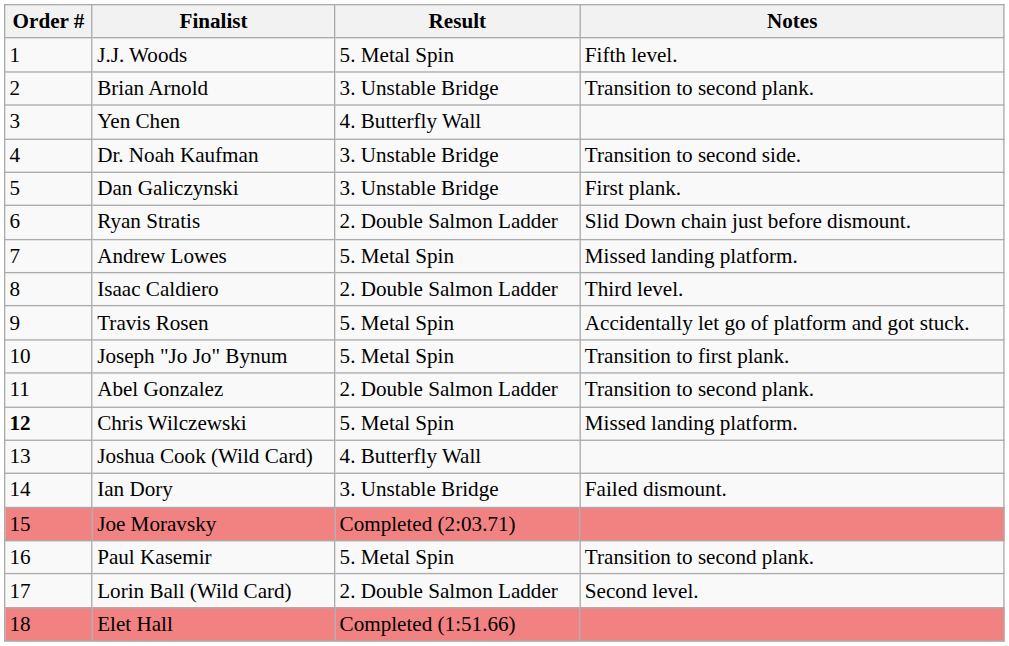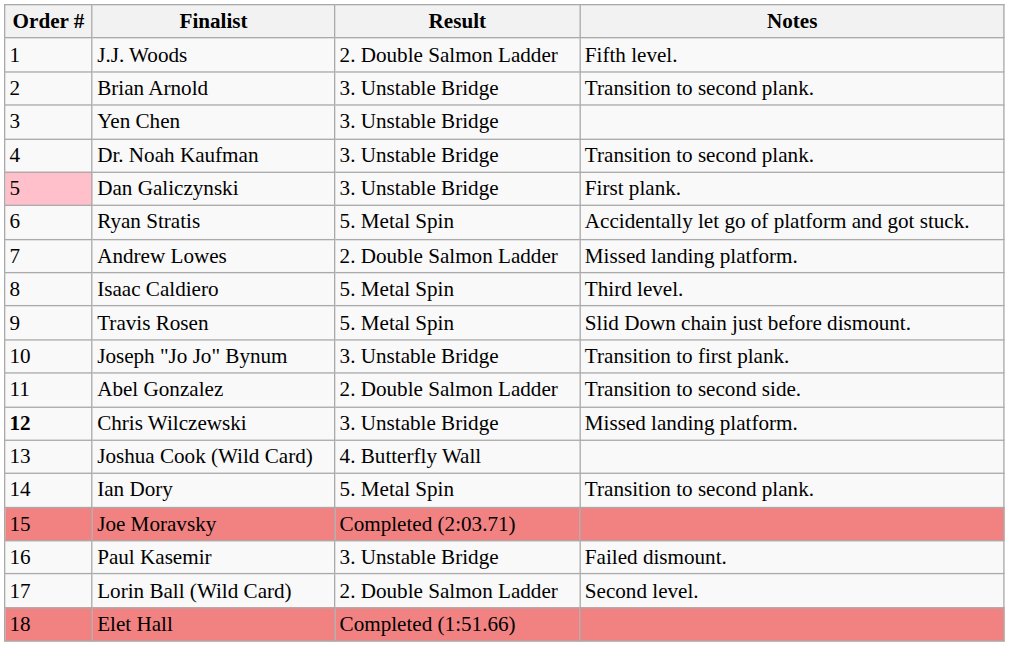(397, 54) 5. Metal Spin -> (449, 54) 2. Double Salmon Ladder
(410, 121) 4. Butterfly Wall -> (419, 121) 3. Unstable Bridge
(693, 155) Transition to second side. -> (699, 155) Transition to second plank.
(15, 188) no background -> (15, 188) pink background
(449, 222) 2. Double Salmon Ladder -> (397, 222) 5. Metal Spin
(748, 222) Slid Down chain just before dismount. -> (777, 222) Accidentally let go of platform and got stuck.
(397, 255) 5. Metal Spin -> (449, 255) 2. Double Salmon Ladder
(449, 289) 2. Double Salmon Ladder -> (397, 289) 5. Metal Spin
(777, 322) Accidentally let go of platform and got stuck. -> (748, 322) Slid Down chain just before dismount.
(397, 356) 5. Metal Spin -> (419, 356) 3. Unstable Bridge
(699, 389) Transition to second plank. -> (693, 389) Transition to second side.
(397, 423) 5. Metal Spin -> (419, 423) 3. Unstable Bridge
(419, 490) 3. Unstable Bridge -> (397, 490) 5. Metal Spin
(656, 490) Failed dismount. -> (699, 490) Transition to second plank.
(397, 557) 5. Metal Spin -> (419, 557) 3. Unstable Bridge
(699, 557) Transition to second plank. -> (656, 557) Failed dismount.
